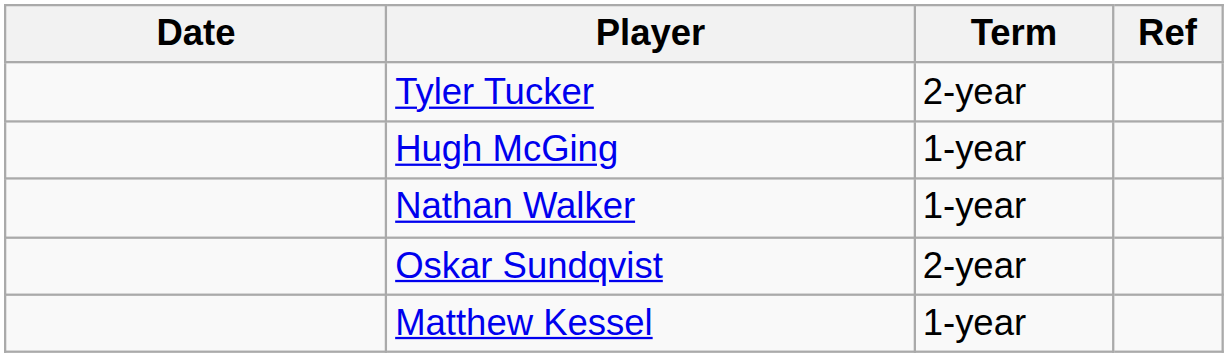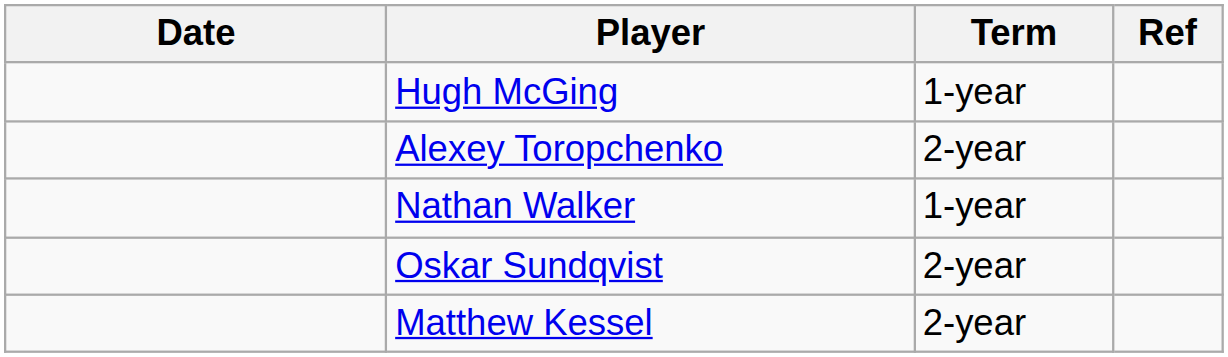- row: (495, 91)
+ row: (559, 149)
(974, 322) 1-year -> (974, 322) 2-year
